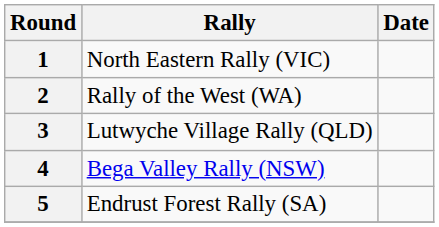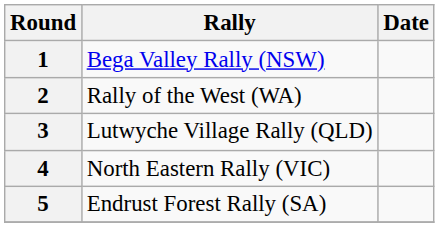(208, 58) North Eastern Rally (VIC) -> (206, 58) Bega Valley Rally (NSW)
(206, 167) Bega Valley Rally (NSW) -> (208, 167) North Eastern Rally (VIC)
